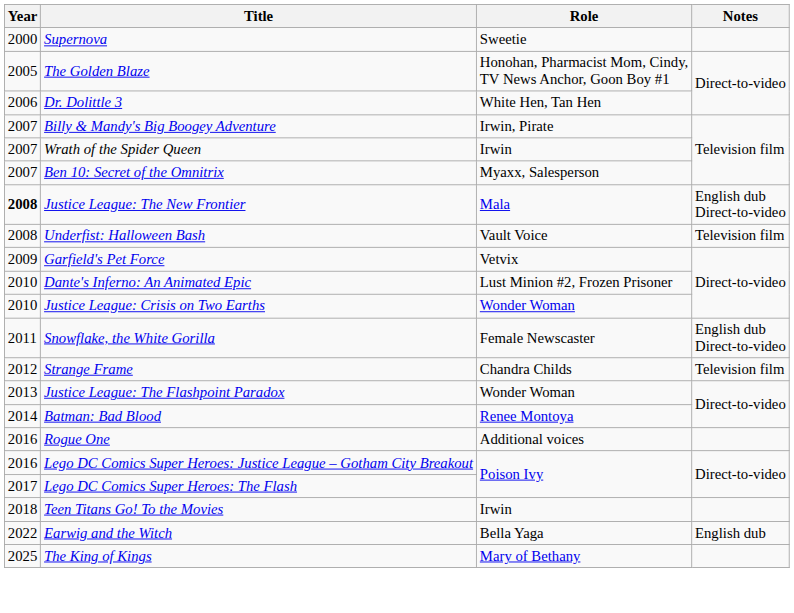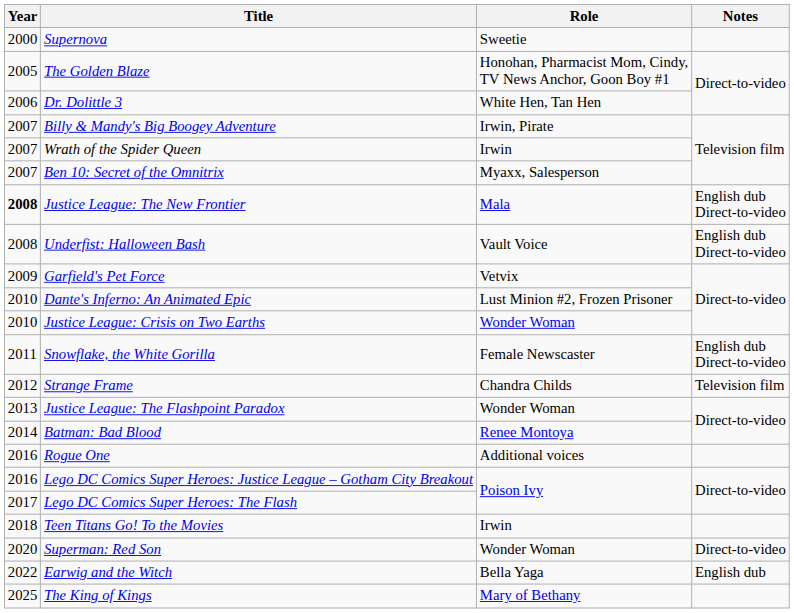(740, 236) Television film -> (740, 244) English dub Direct-to-video
+ row: (103, 549)
